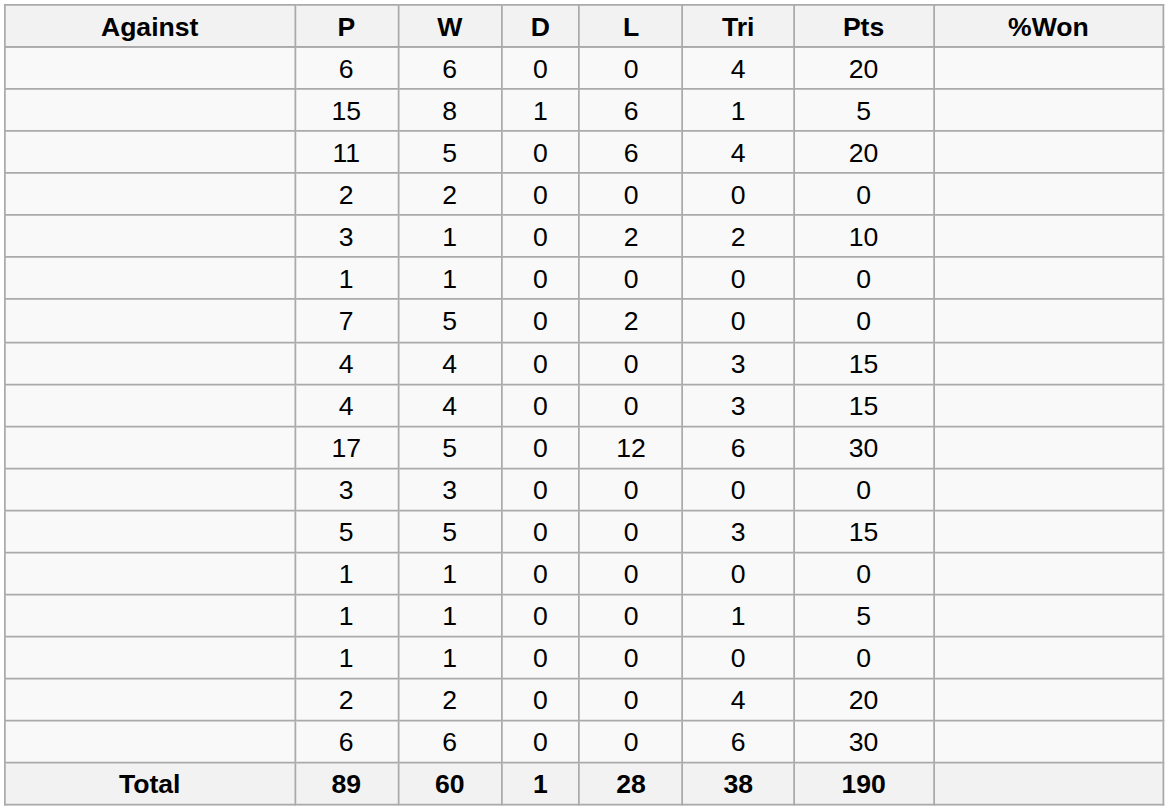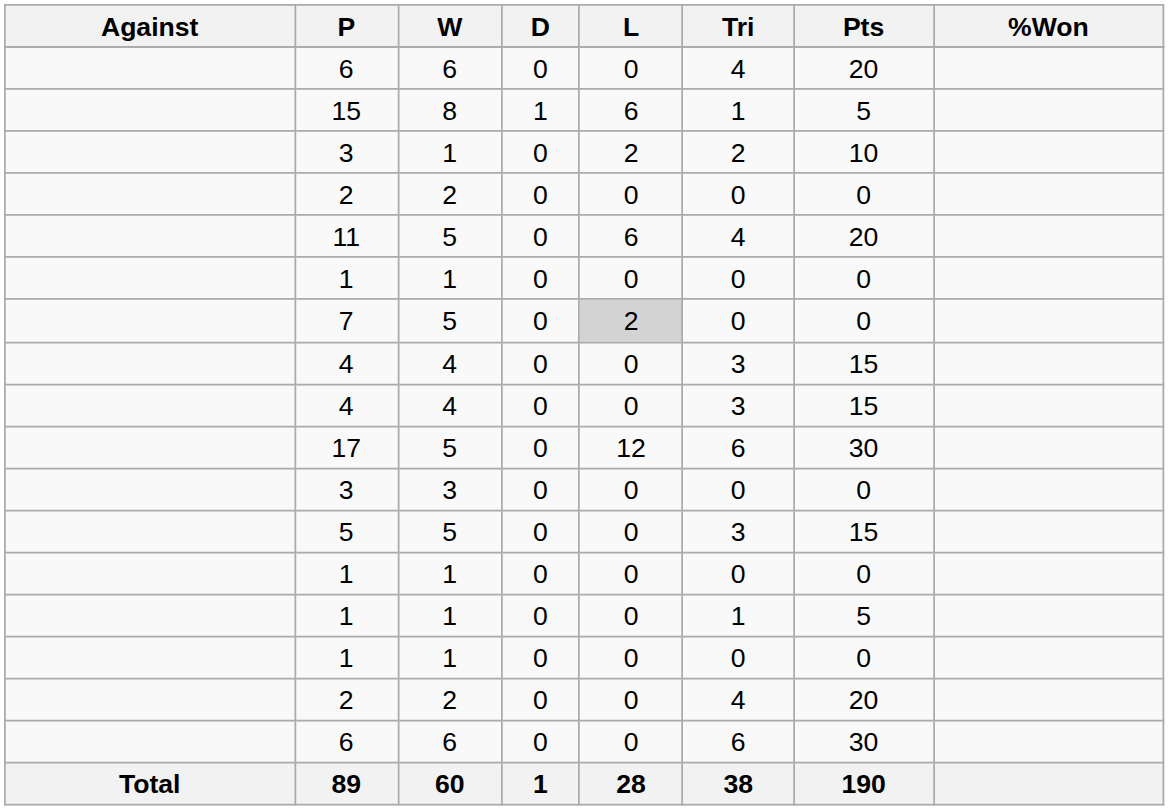rows swapped: (346, 237) <-> (346, 152)
(631, 321) no background -> (631, 321) lightgrey background
